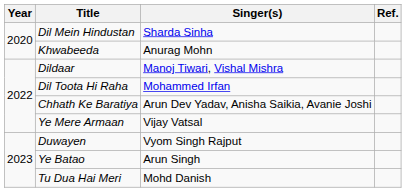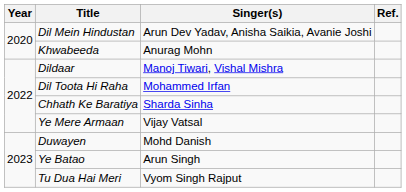(178, 31) Sharda Sinha -> (257, 31) Arun Dev Yadav, Anisha Saikia, Avanie Joshi
(257, 104) Arun Dev Yadav, Anisha Saikia, Avanie Joshi -> (178, 104) Sharda Sinha
(192, 141) Vyom Singh Rajput -> (177, 141) Mohd Danish
(177, 178) Mohd Danish -> (192, 178) Vyom Singh Rajput
